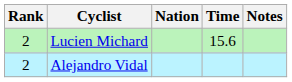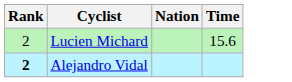- column: (265, 16)
(26, 64) normal -> (26, 64) bold
